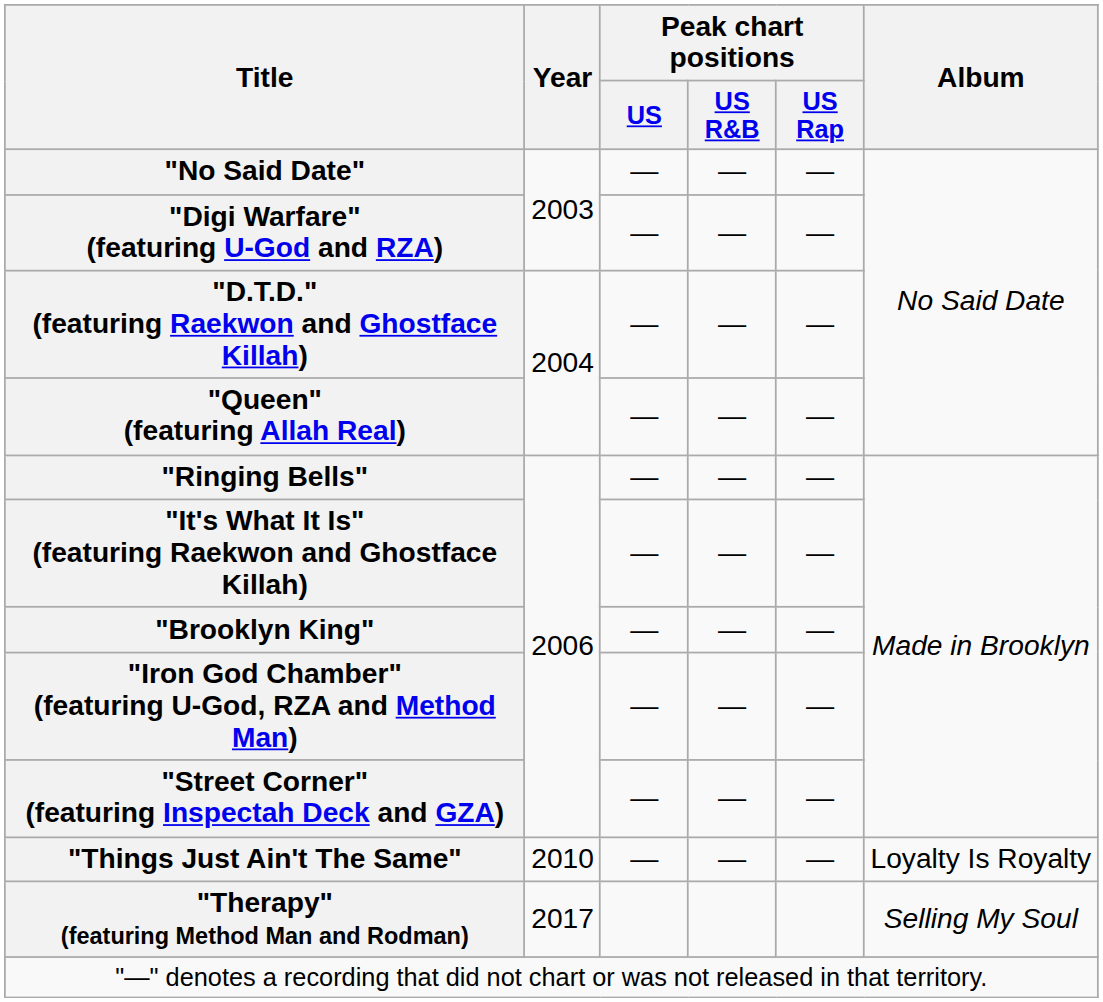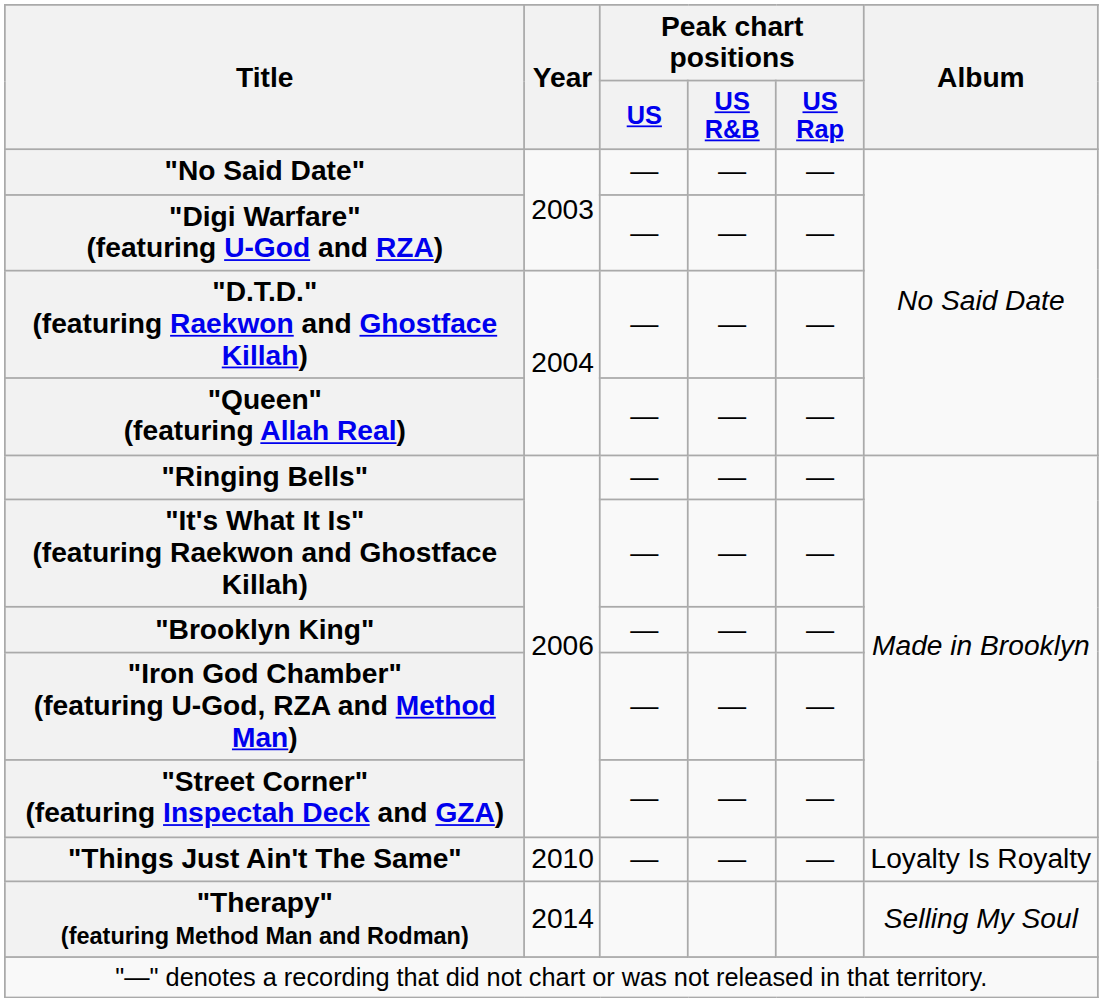(563, 918) 2017 -> (563, 918) 2014
